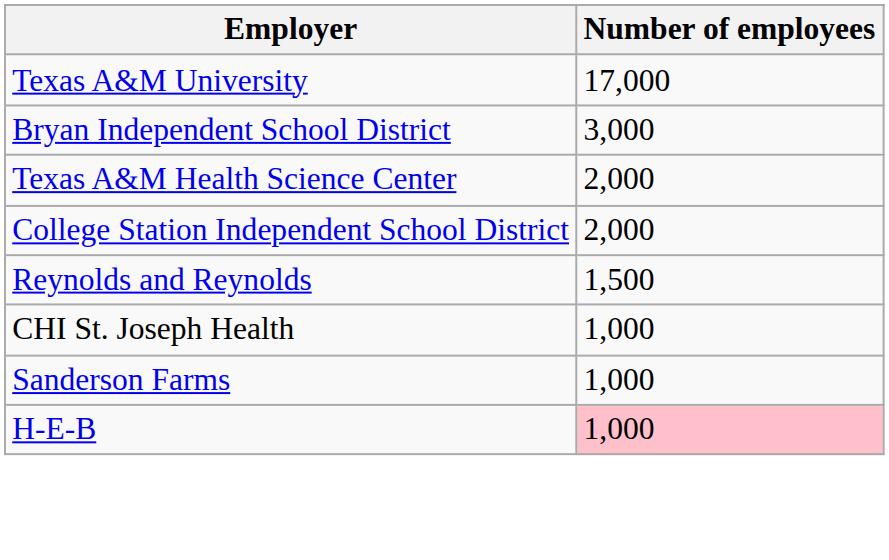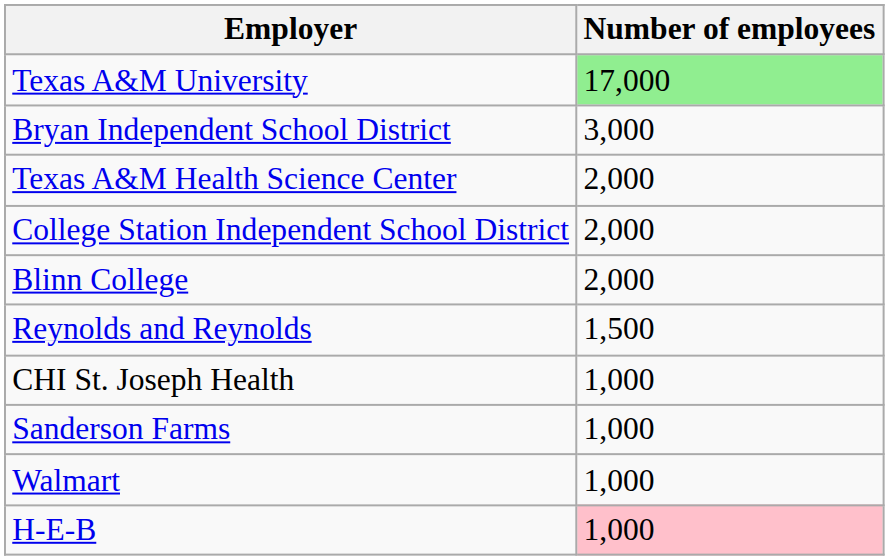(627, 79) no background -> (627, 79) lightgreen background
+ row: (100, 279)
+ row: (66, 479)
